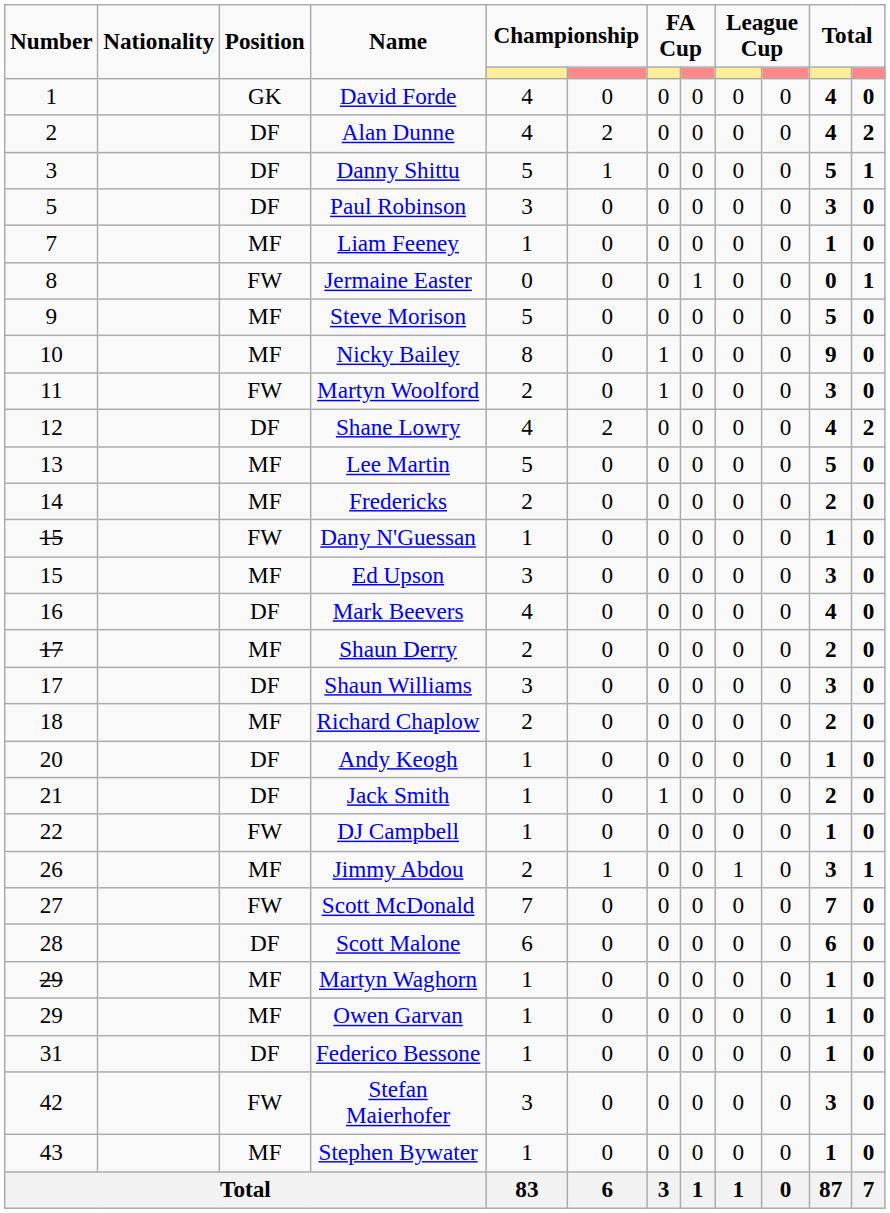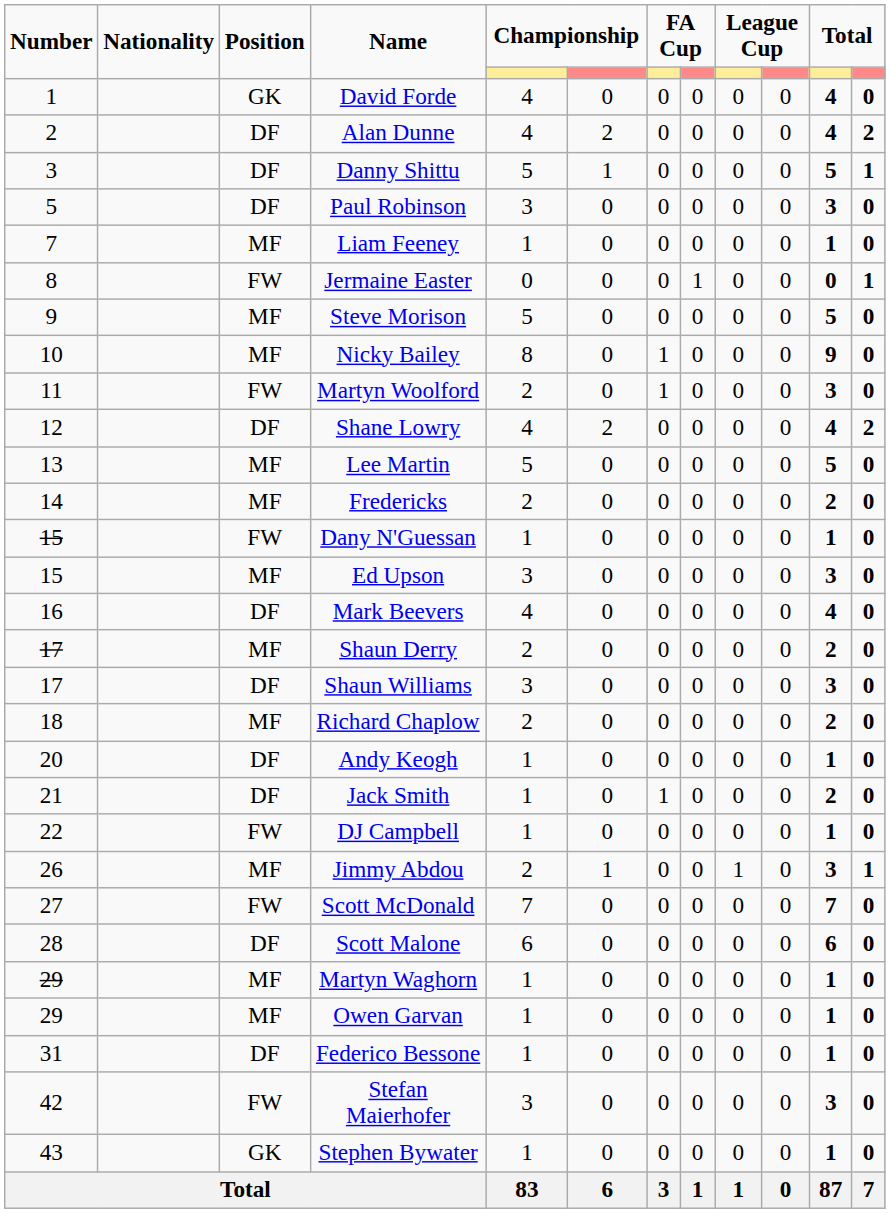(265, 1152) MF -> (265, 1152) GK
